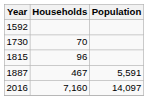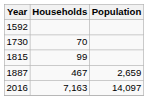(82, 57) 96 -> (82, 57) 99
(129, 73) 5,591 -> (129, 73) 2,659
(75, 88) 7,160 -> (75, 88) 7,163
